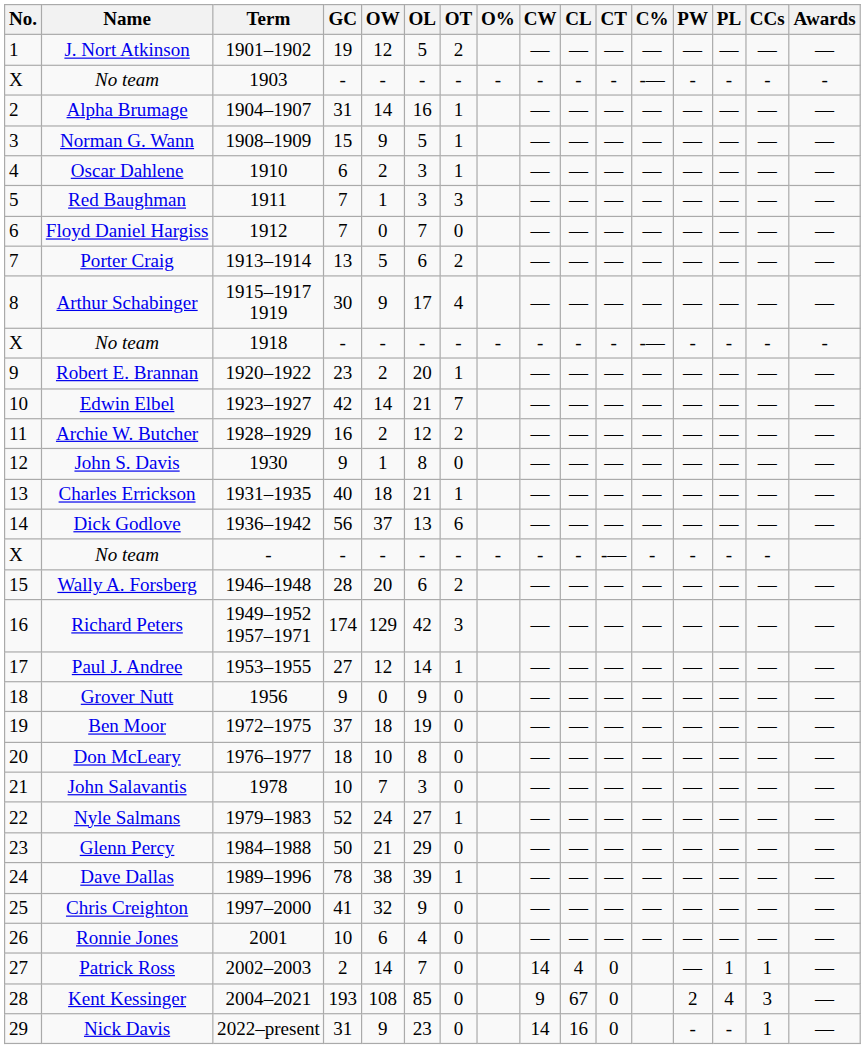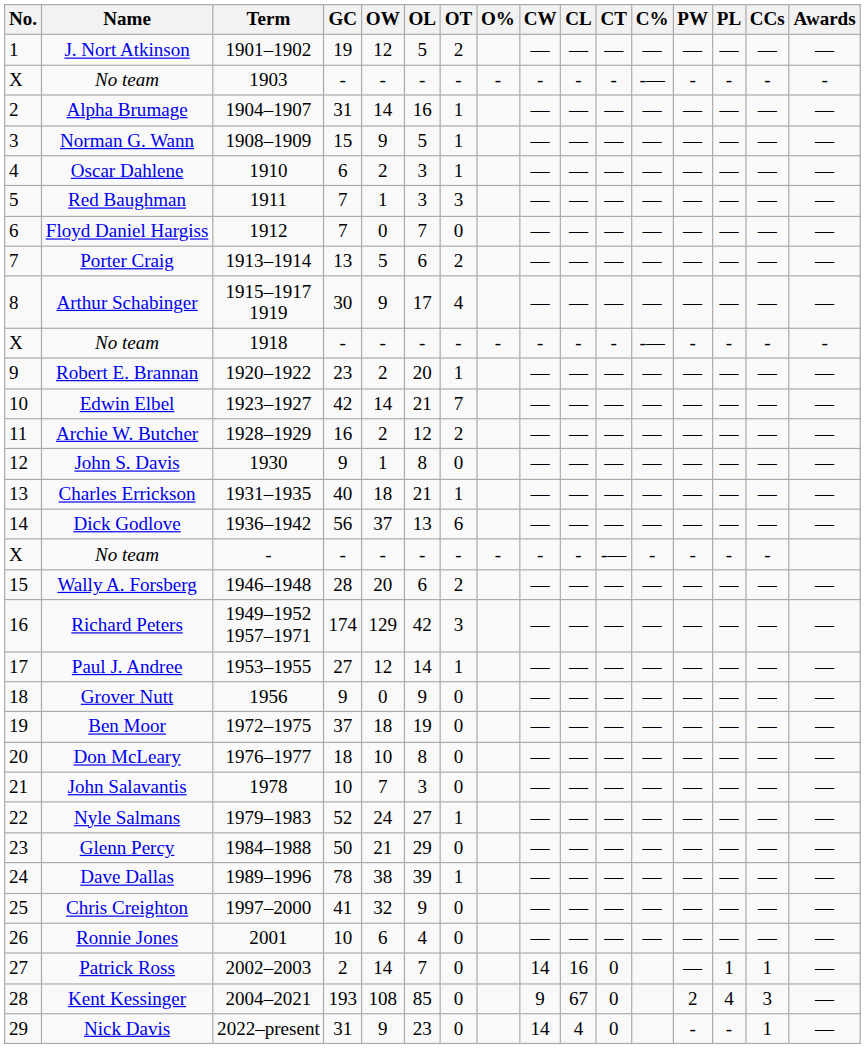(578, 968) 4 -> (578, 968) 16
(578, 1028) 16 -> (578, 1028) 4
